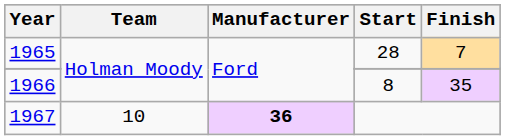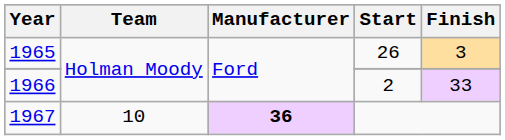(388, 53) 28 -> (388, 53) 26
(461, 53) 7 -> (461, 53) 3
(388, 85) 8 -> (388, 85) 2
(461, 85) 35 -> (461, 85) 33
